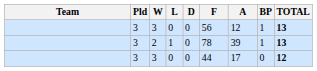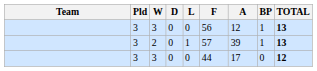columns swapped: (191, 12) <-> (174, 12)
(207, 43) 78 -> (207, 43) 57
